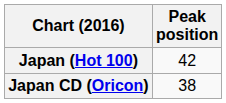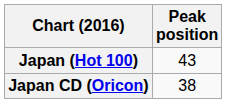(187, 60) 42 -> (187, 60) 43
